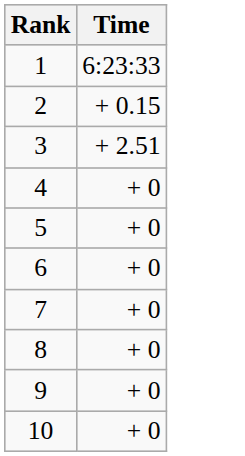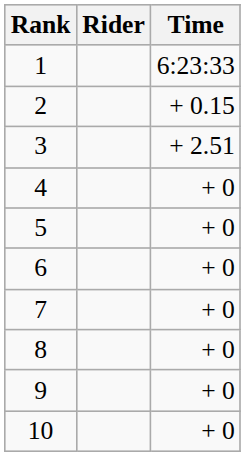+ column: (114, 24)
